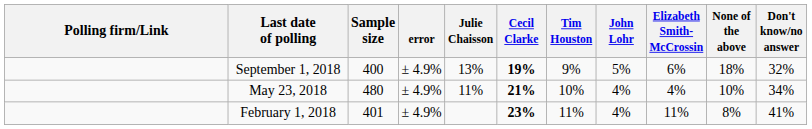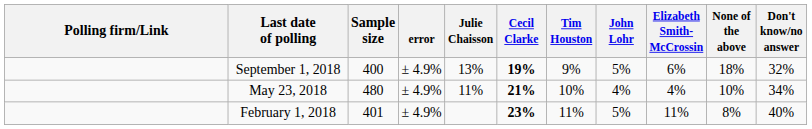(621, 113) 4% -> (621, 113) 5%
(781, 113) 41% -> (781, 113) 40%
